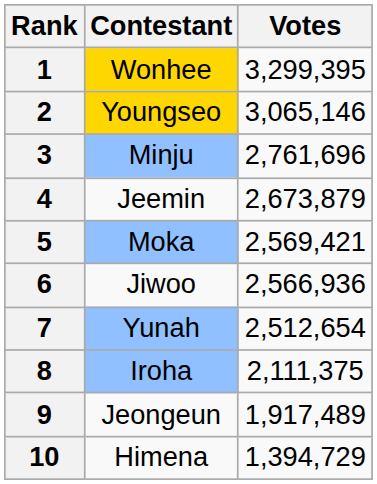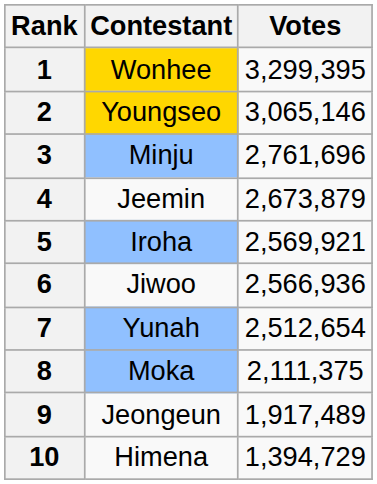(161, 241) Moka -> (161, 241) Iroha
(305, 241) 2,569,421 -> (305, 241) 2,569,921
(161, 371) Iroha -> (161, 371) Moka
